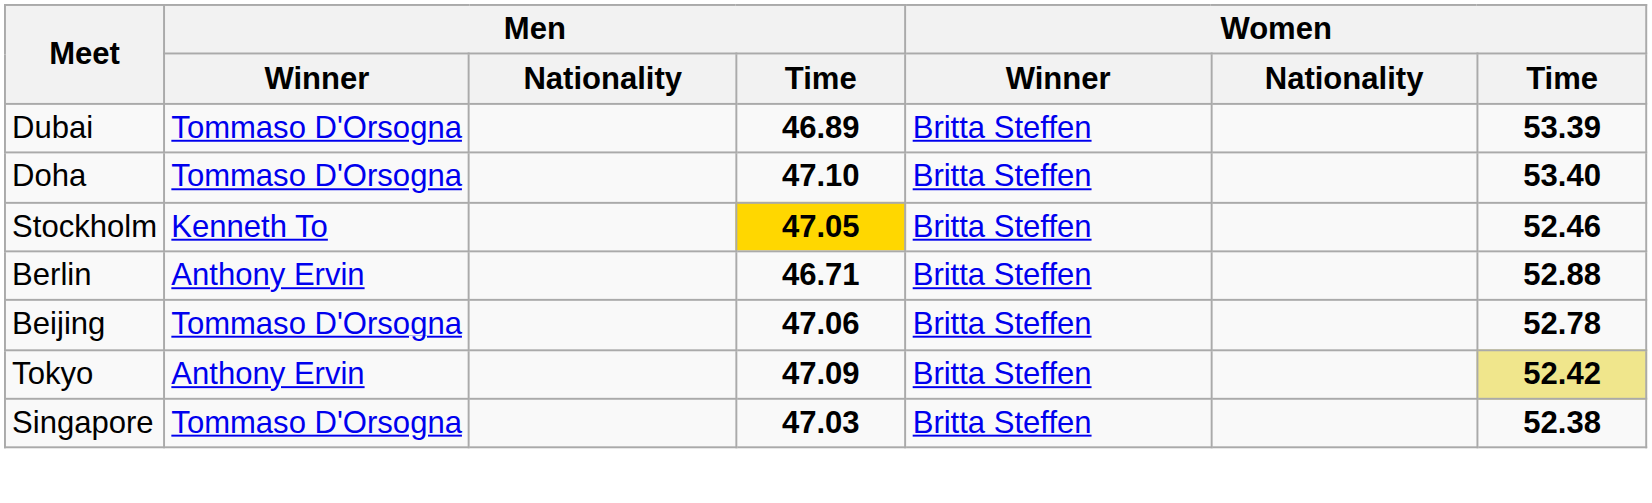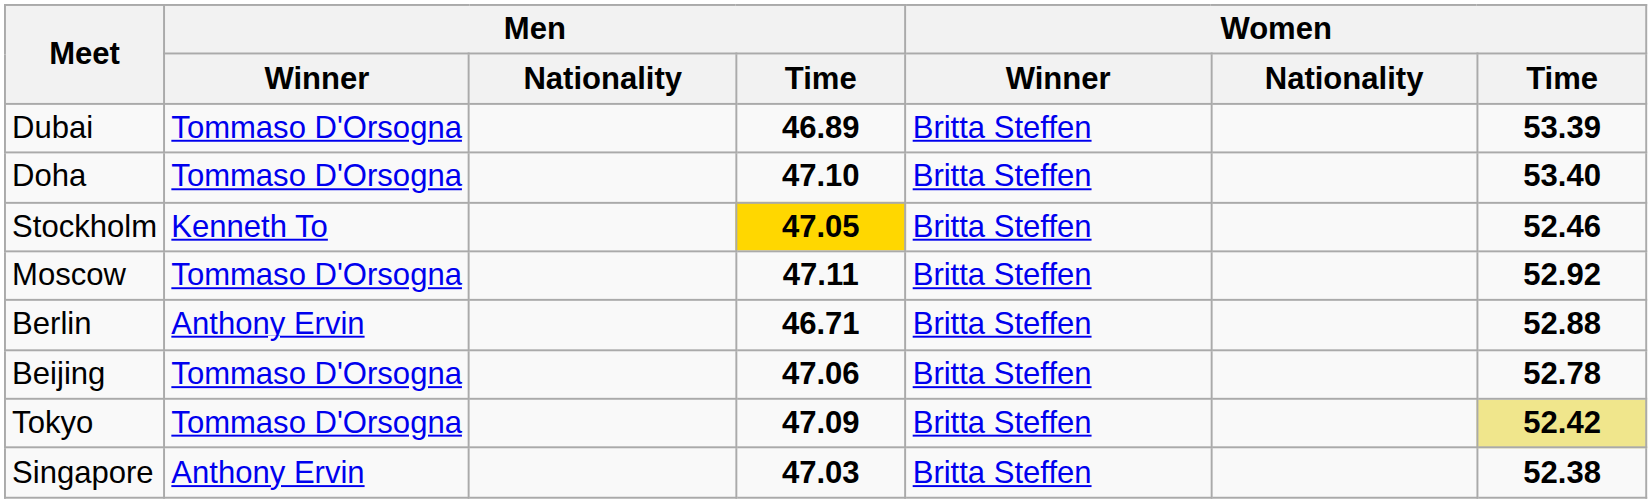+ row: (69, 275)
(268, 373) Anthony Ervin -> (317, 422) Tommaso D'Orsogna
(317, 422) Tommaso D'Orsogna -> (268, 472) Anthony Ervin
